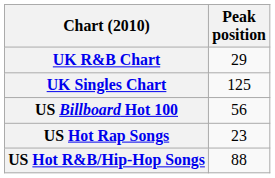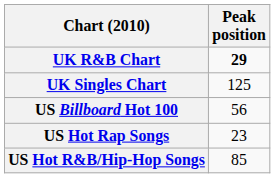(239, 60) normal -> (239, 60) bold
(239, 160) 88 -> (239, 160) 85
